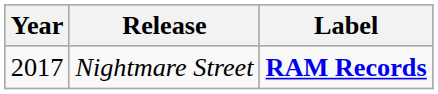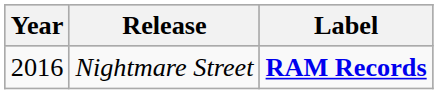(37, 66) 2017 -> (37, 66) 2016
